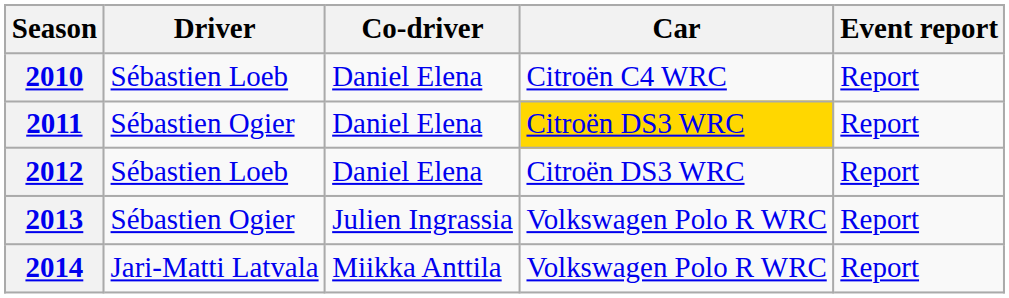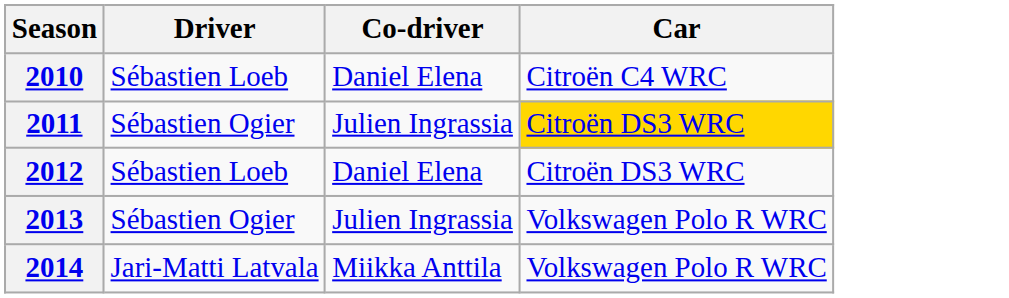- column: (919, 28)
(407, 124) Daniel Elena -> (423, 124) Julien Ingrassia
